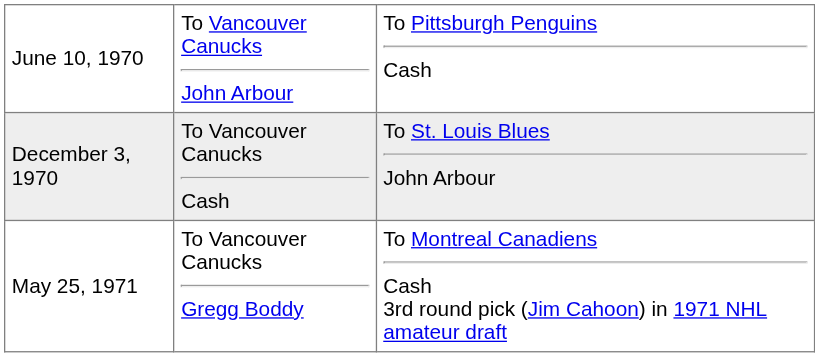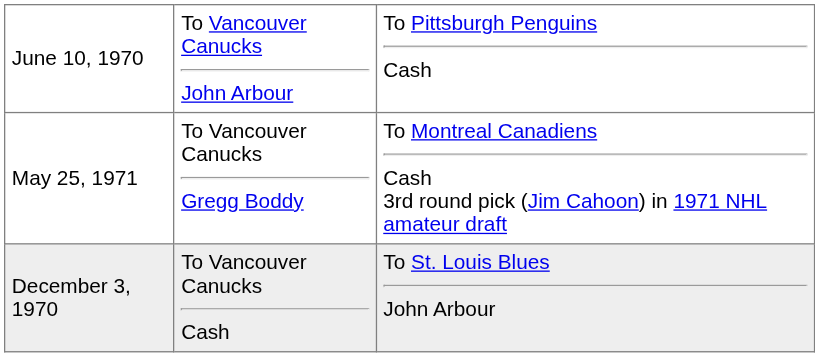rows swapped: (71, 166) <-> (75, 285)
